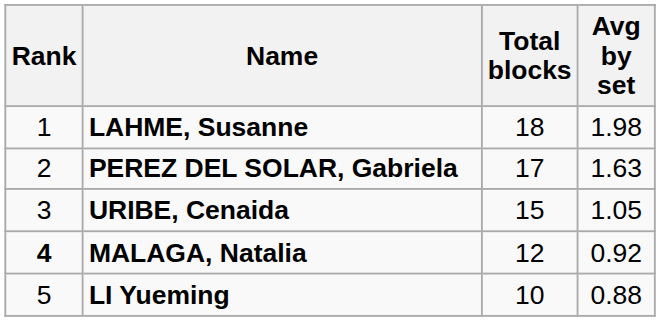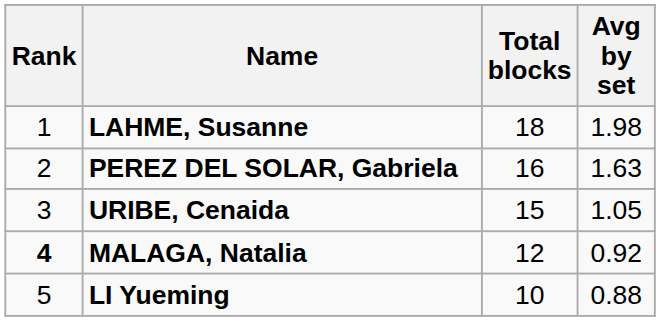(530, 168) 17 -> (530, 168) 16
